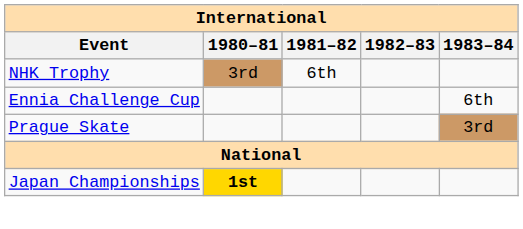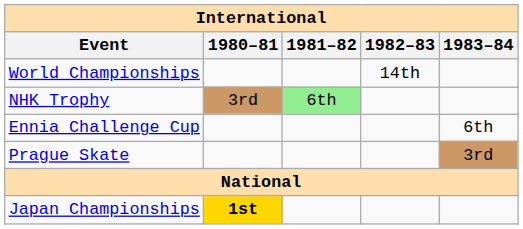+ row: (104, 73)
(321, 73) no background -> (321, 100) lightgreen background
